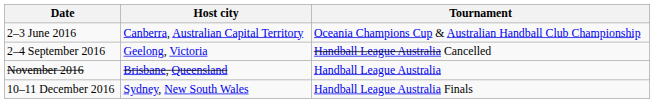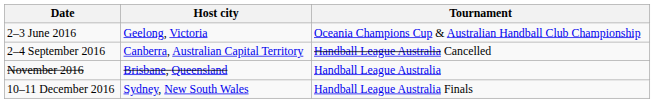(213, 32) Canberra, Australian Capital Territory -> (166, 32) Geelong, Victoria
(166, 51) Geelong, Victoria -> (213, 51) Canberra, Australian Capital Territory
